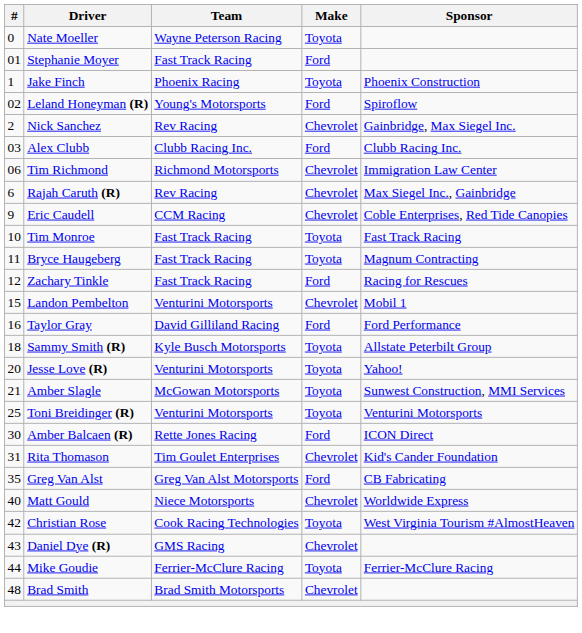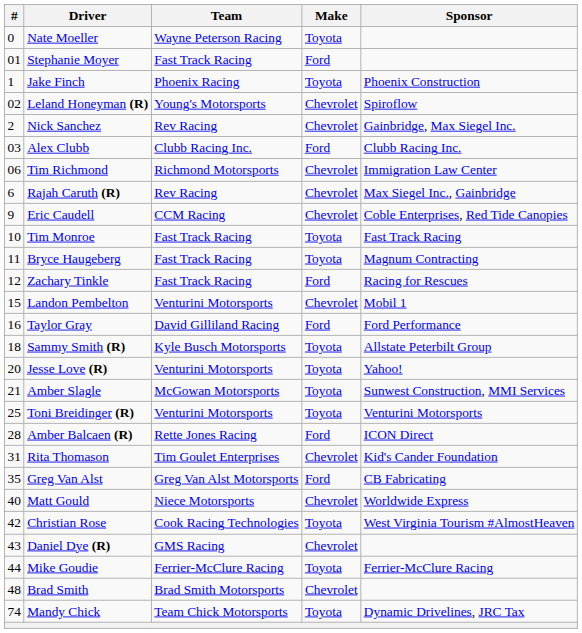(318, 103) Ford -> (331, 103) Chevrolet
(14, 434) 30 -> (14, 434) 28
+ row: (64, 611)
